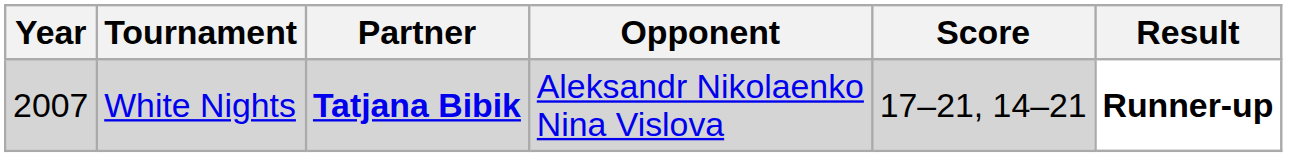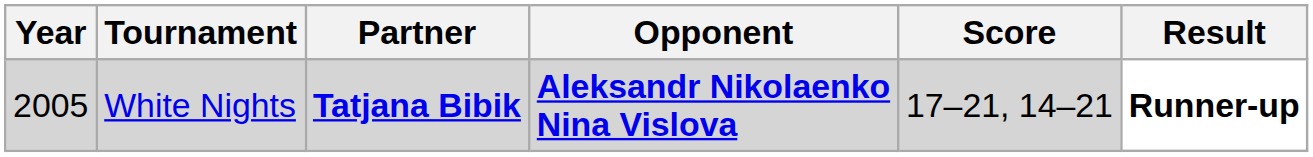(51, 105) 2007 -> (51, 105) 2005
(700, 105) normal -> (713, 105) bold
